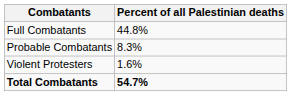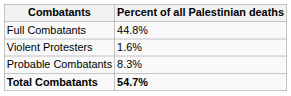rows swapped: (59, 47) <-> (50, 64)
